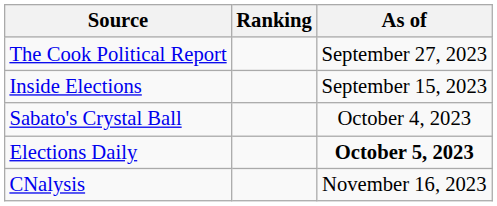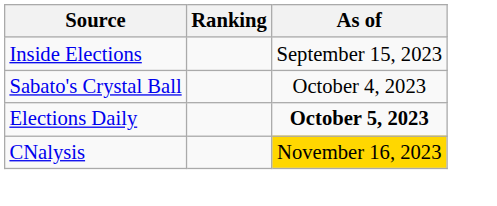- row: (118, 53)
(404, 184) no background -> (359, 151) gold background
